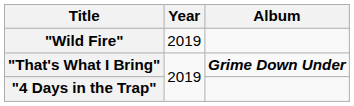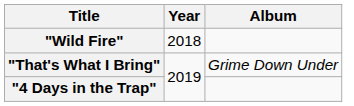(184, 40) 2019 -> (184, 40) 2018
(277, 64) bold -> (273, 64) normal
